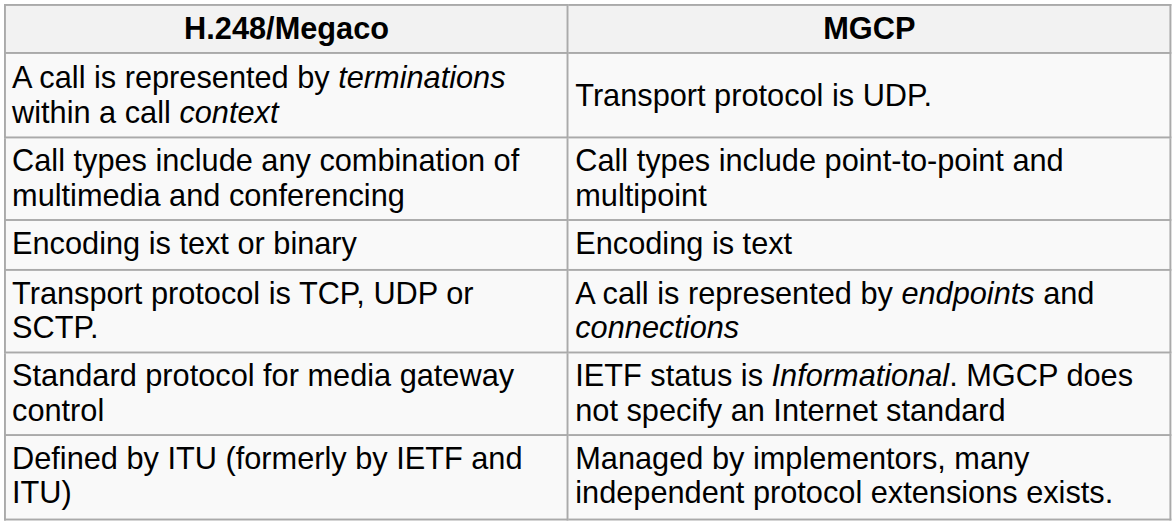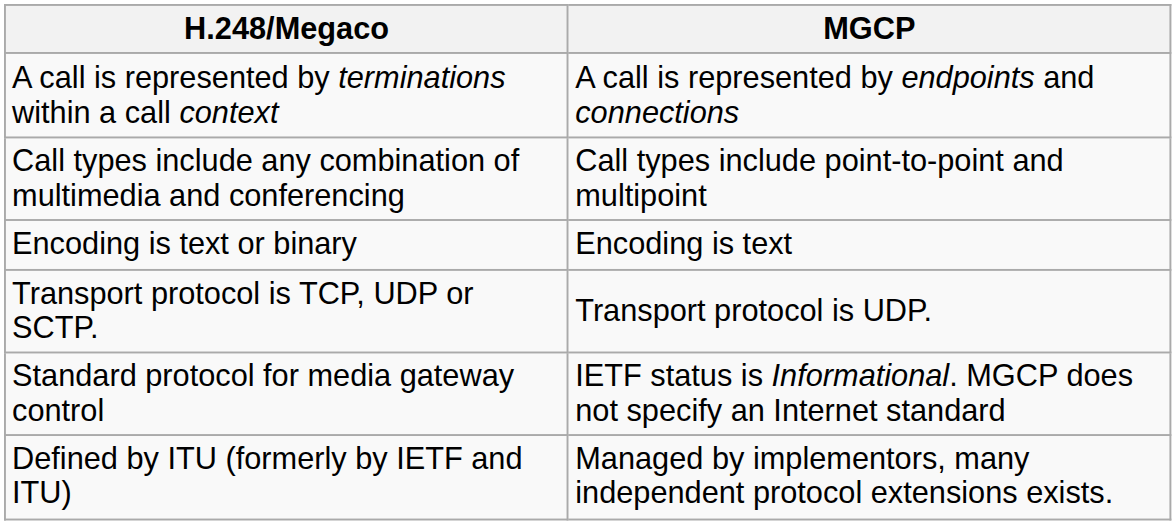(754, 94) Transport protocol is UDP. -> (835, 94) A call is represented by endpoints and connections
(835, 310) A call is represented by endpoints and connections -> (754, 310) Transport protocol is UDP.
